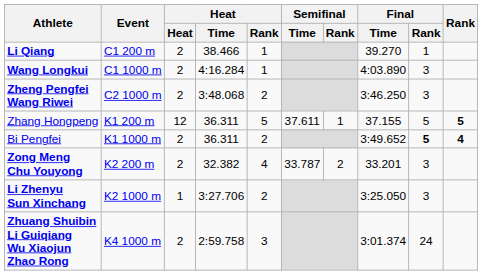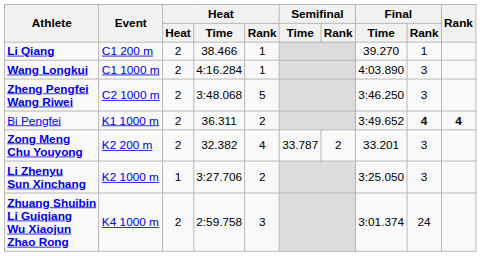(264, 95) 2 -> (262, 95) 5
- row: (53, 121)
(426, 139) 5 -> (424, 121) 4
